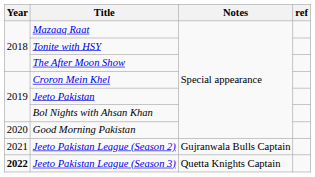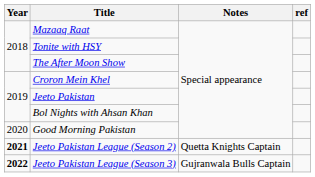(17, 146) normal -> (17, 146) bold
(236, 146) Gujranwala Bulls Captain -> (231, 146) Quetta Knights Captain
(231, 163) Quetta Knights Captain -> (236, 163) Gujranwala Bulls Captain
